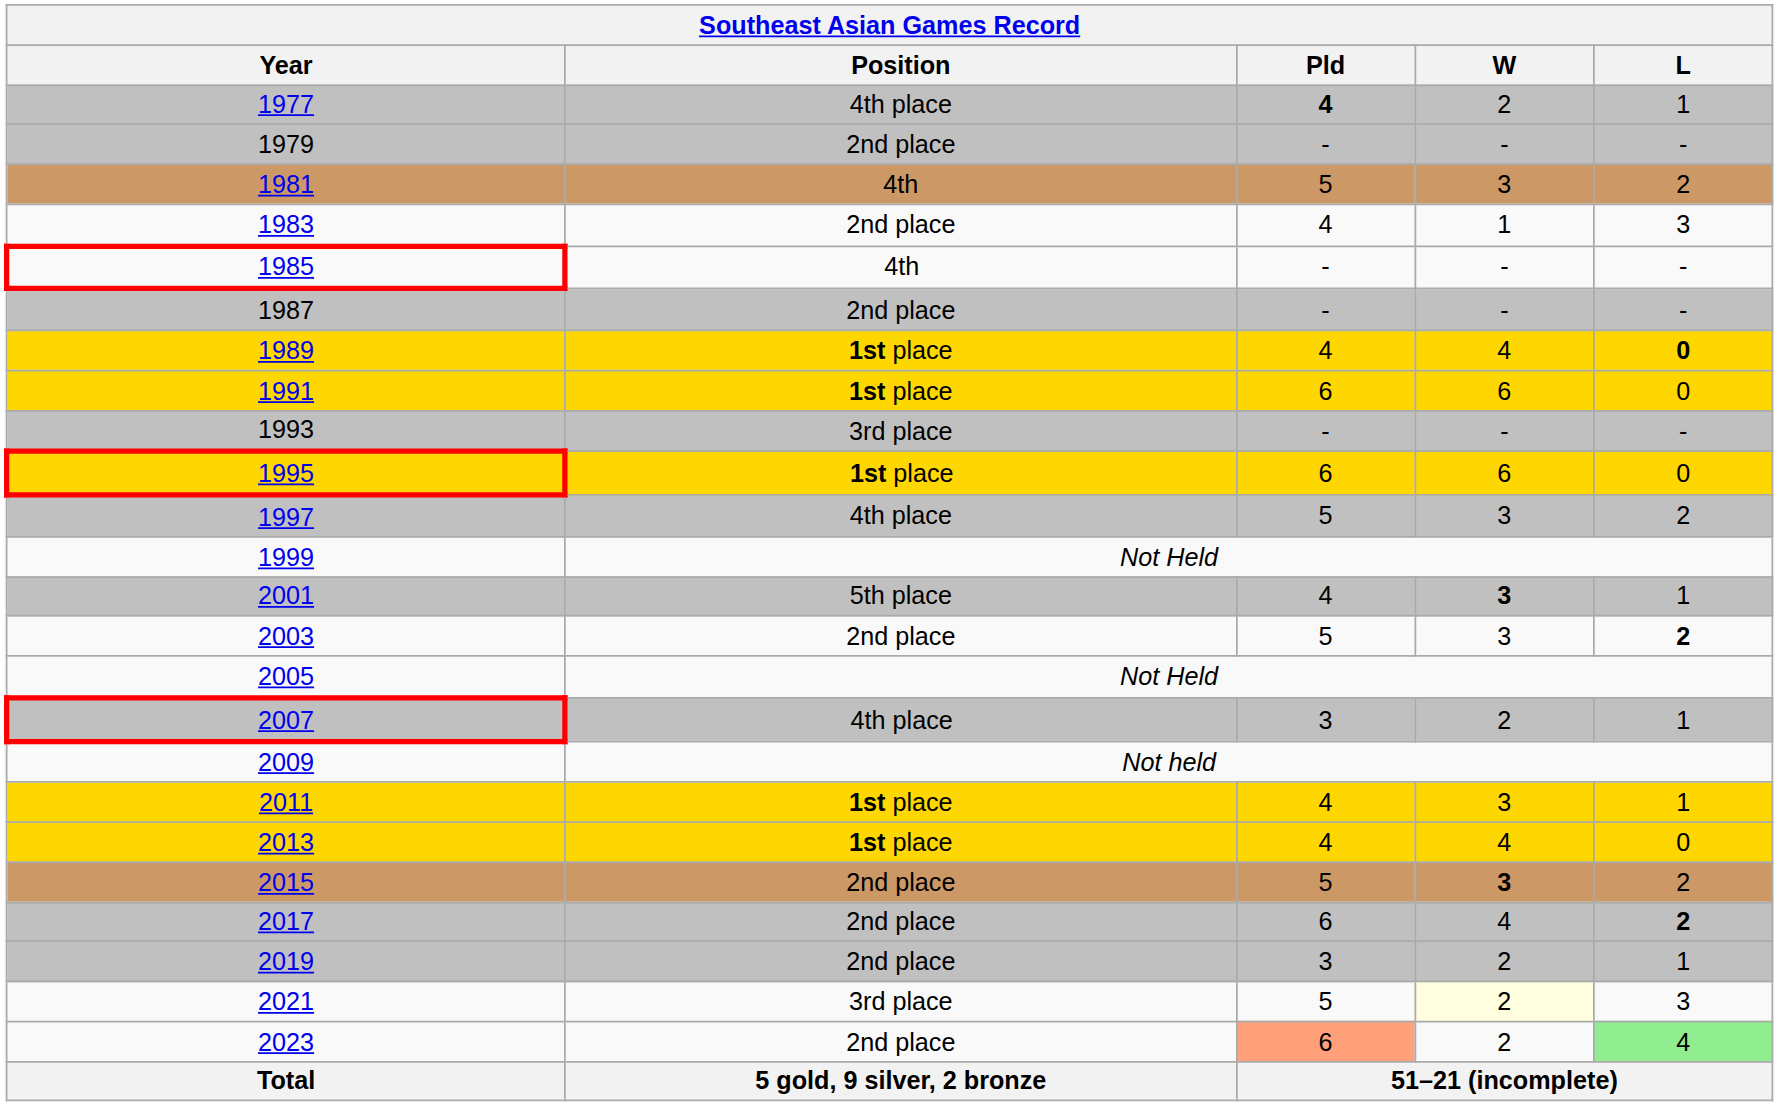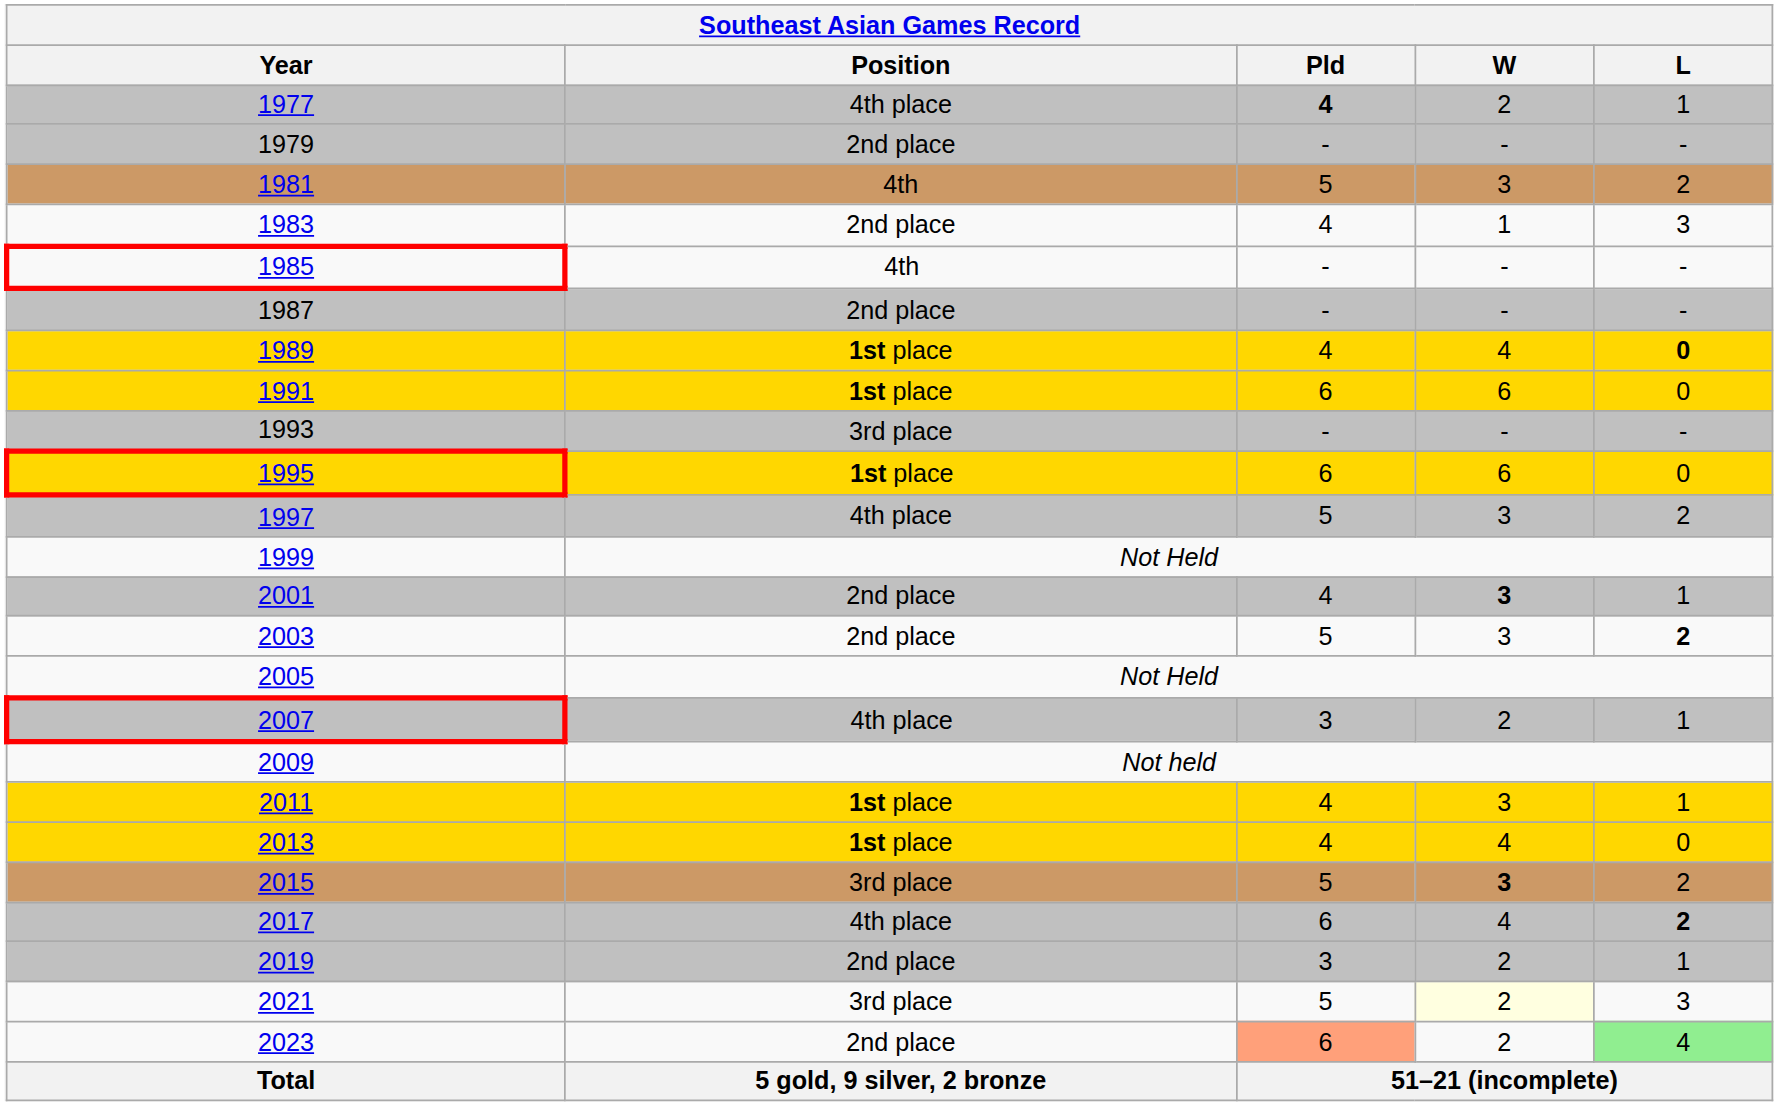(901, 597) 5th place -> (901, 597) 2nd place
(901, 882) 2nd place -> (901, 882) 3rd place
(901, 922) 2nd place -> (901, 922) 4th place
